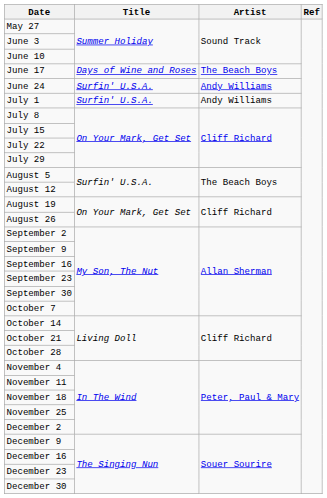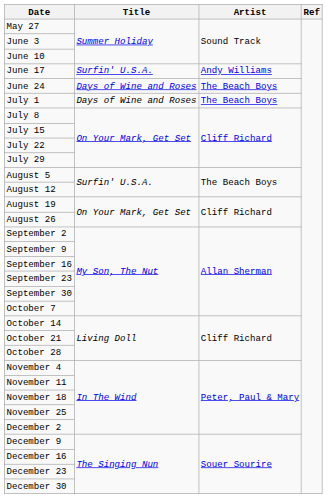(136, 71) Days of Wine and Roses -> (115, 71) Surfin' U.S.A.
(239, 71) The Beach Boys -> (236, 71) Andy Williams
(115, 86) Surfin' U.S.A. -> (136, 86) Days of Wine and Roses
(236, 86) Andy Williams -> (239, 86) The Beach Boys
(115, 101) Surfin' U.S.A. -> (136, 101) Days of Wine and Roses
(236, 101) Andy Williams -> (239, 101) The Beach Boys
